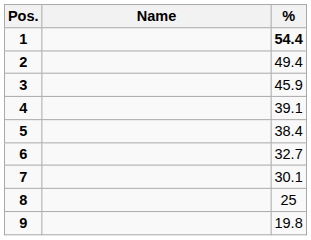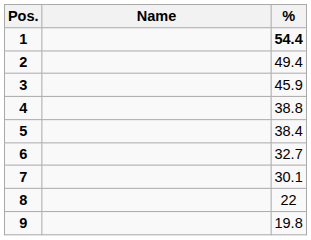(289, 108) 39.1 -> (289, 108) 38.8
(289, 200) 25 -> (289, 200) 22
